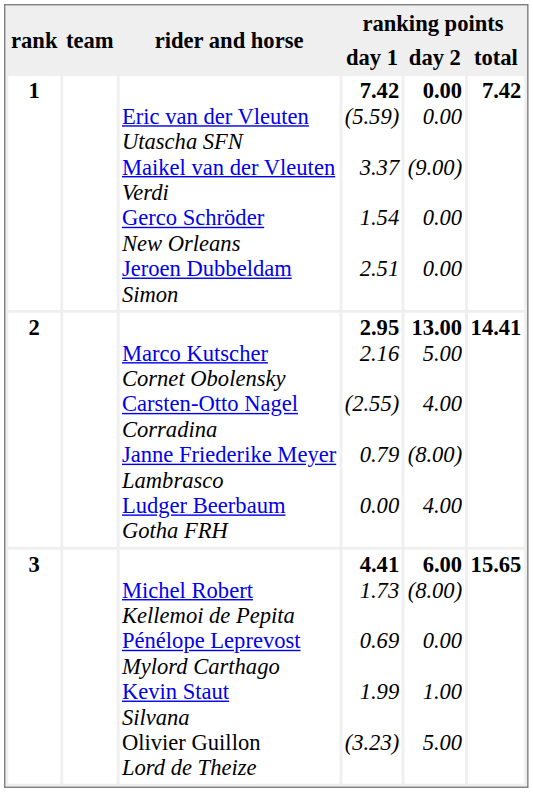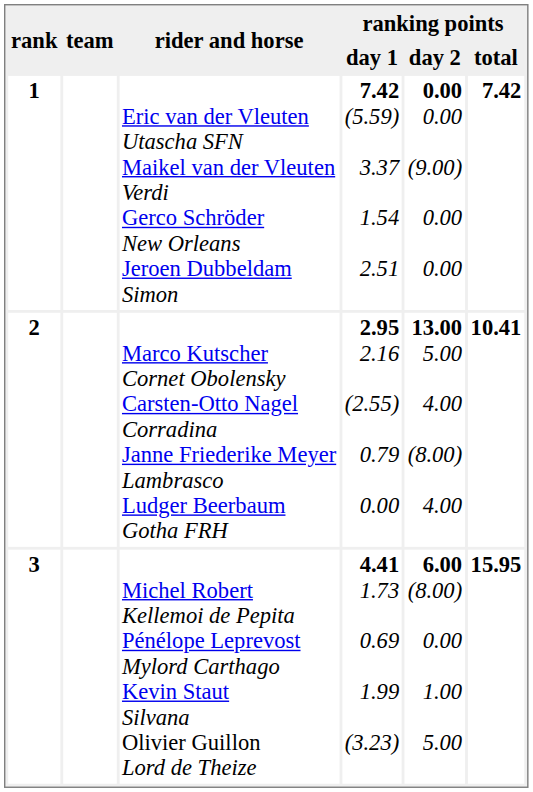(496, 328) 14.41 -> (496, 328) 10.41
(496, 564) 15.65 -> (496, 564) 15.95
